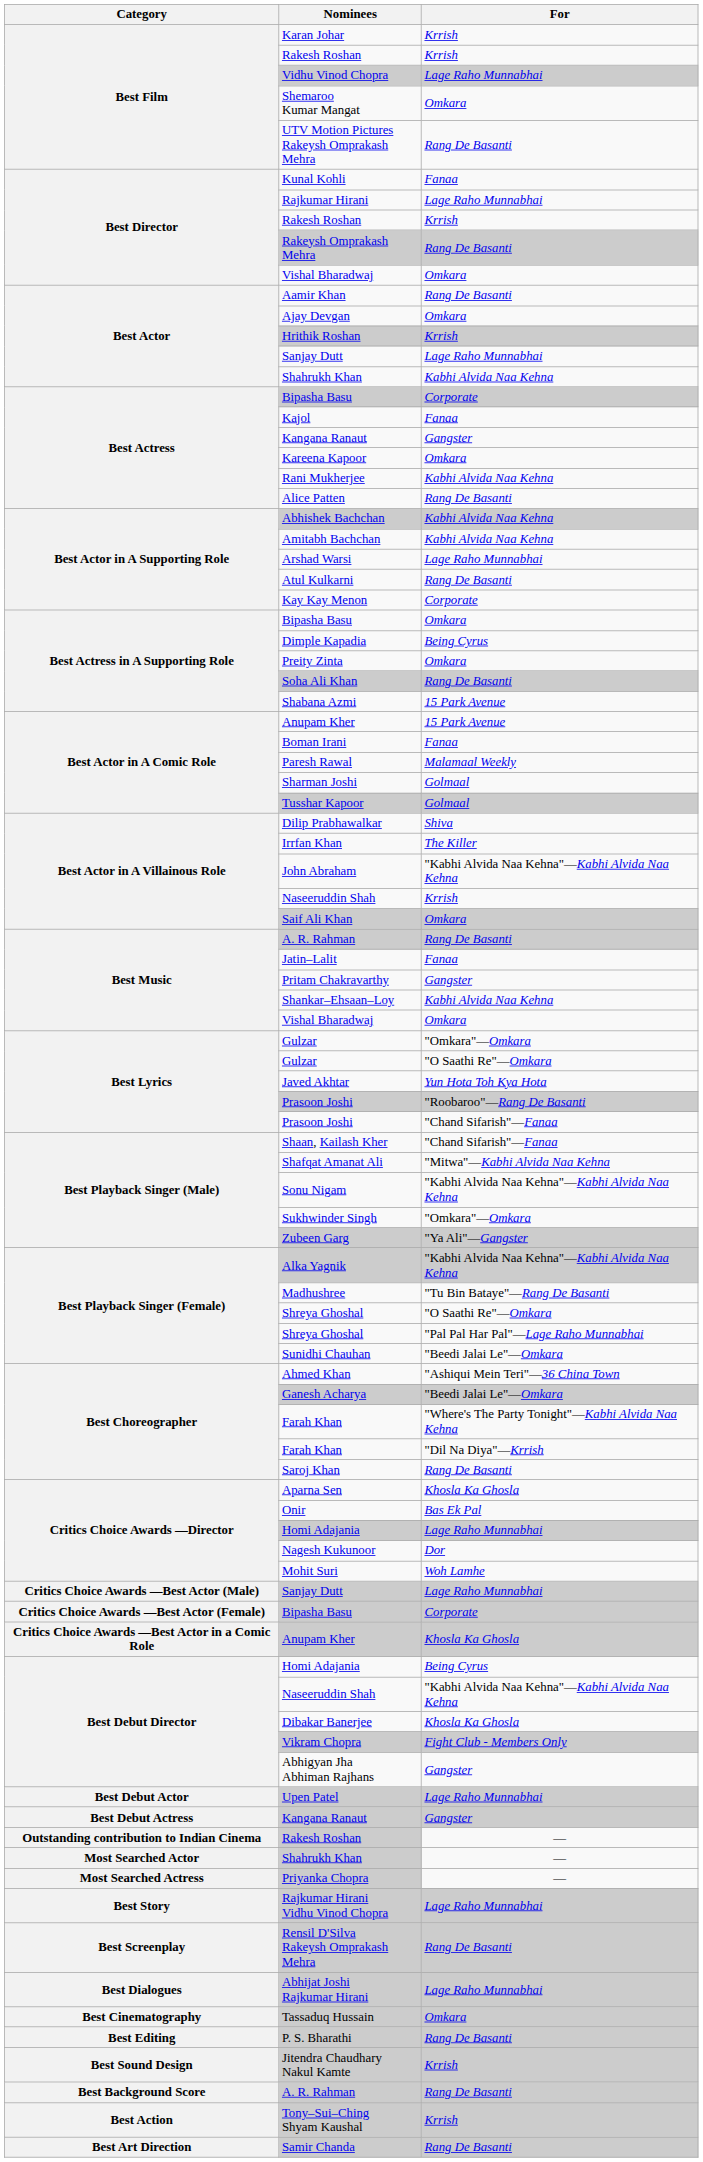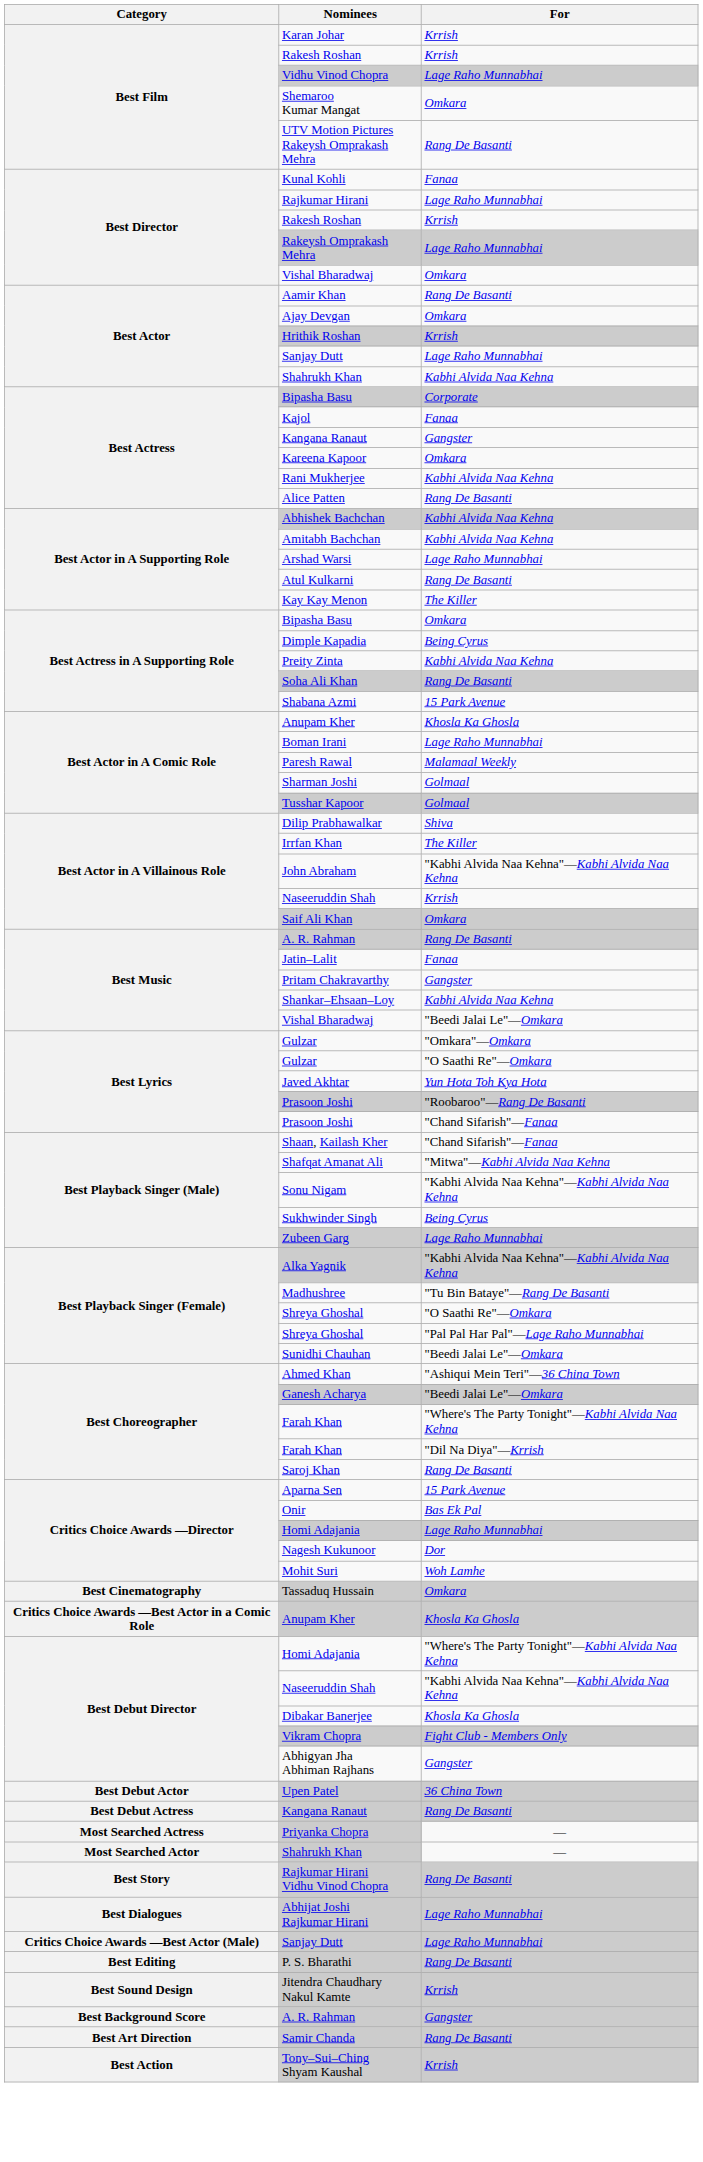(468, 247) Rang De Basanti -> (483, 247) Lage Raho Munnabhai
(451, 600) Corporate -> (451, 600) The Killer
(445, 660) Omkara -> (489, 660) Kabhi Alvida Naa Kehna
(465, 721) 15 Park Avenue -> (472, 721) Khosla Ka Ghosla
(441, 742) Fanaa -> (483, 742) Lage Raho Munnabhai
(445, 1020) Omkara -> (494, 1020) "Beedi Jalai Le"—Omkara
(478, 1217) "Omkara"—Omkara -> (456, 1217) Being Cyrus
(476, 1237) "Ya Ali"—Gangster -> (483, 1237) Lage Raho Munnabhai
(472, 1489) Khosla Ka Ghosla -> (465, 1489) 15 Park Avenue
rows swapped: (142, 1591) <-> (142, 2017)
- row: (142, 1611)
(456, 1666) Being Cyrus -> (551, 1653) "Where's The Party Tonight"—Kabhi Alvida Naa Kehna
(483, 1797) Lage Raho Munnabhai -> (463, 1791) 36 China Town
(448, 1817) Gangster -> (468, 1811) Rang De Basanti
- row: (142, 1837)
rows swapped: (142, 1857) <-> (142, 1878)
(483, 1905) Lage Raho Munnabhai -> (468, 1879) Rang De Basanti
- row: (142, 1947)
(468, 2092) Rang De Basanti -> (448, 2017) Gangster
rows swapped: (142, 2147) <-> (142, 2119)
